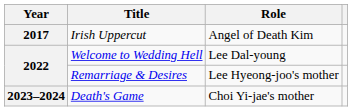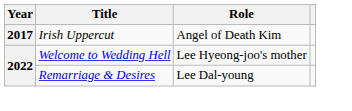(247, 55) Lee Dal-young -> (242, 55) Lee Hyeong-joo's mother
(274, 75) Lee Hyeong-joo's mother -> (215, 75) Lee Dal-young
- row: (107, 95)
